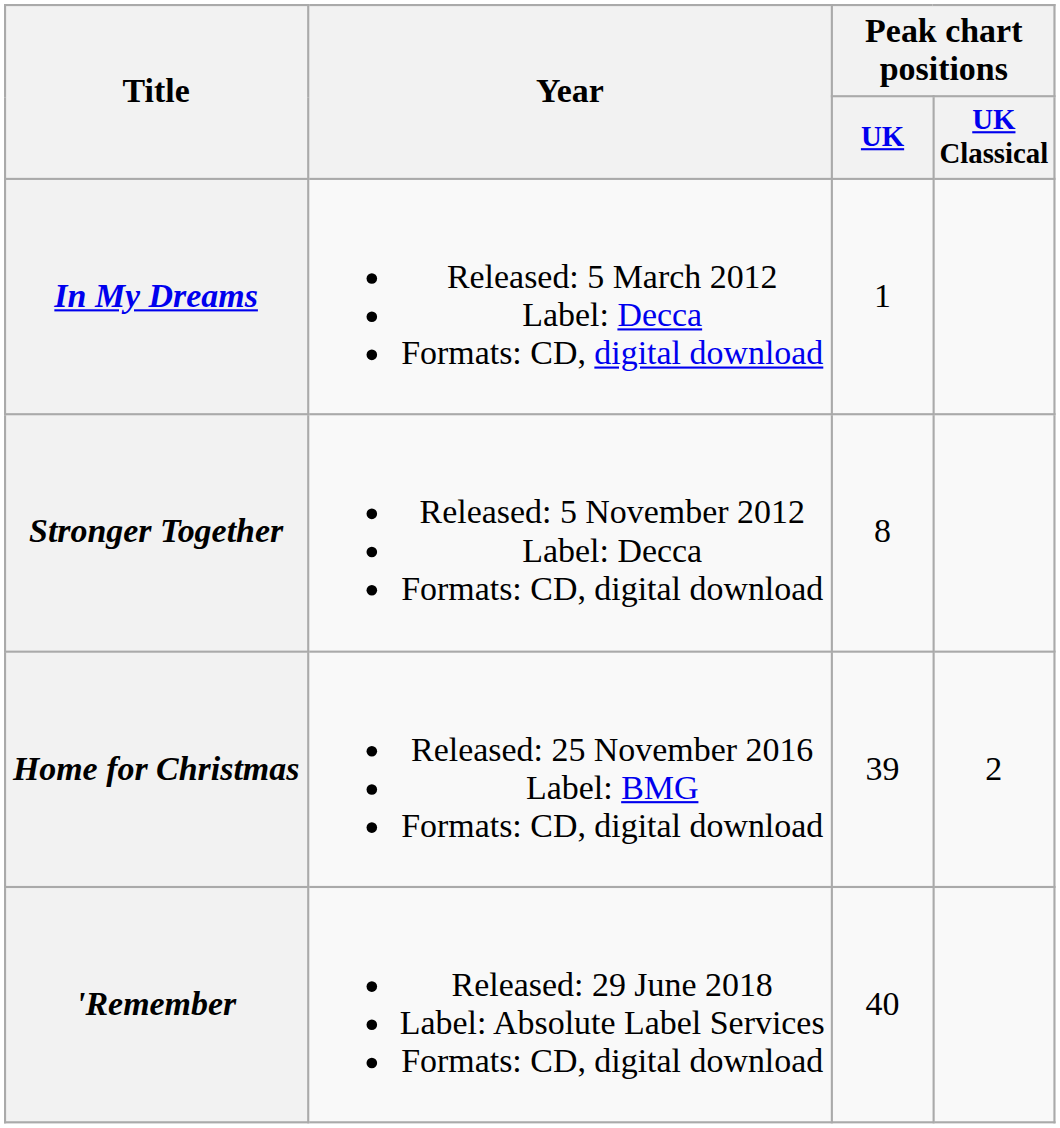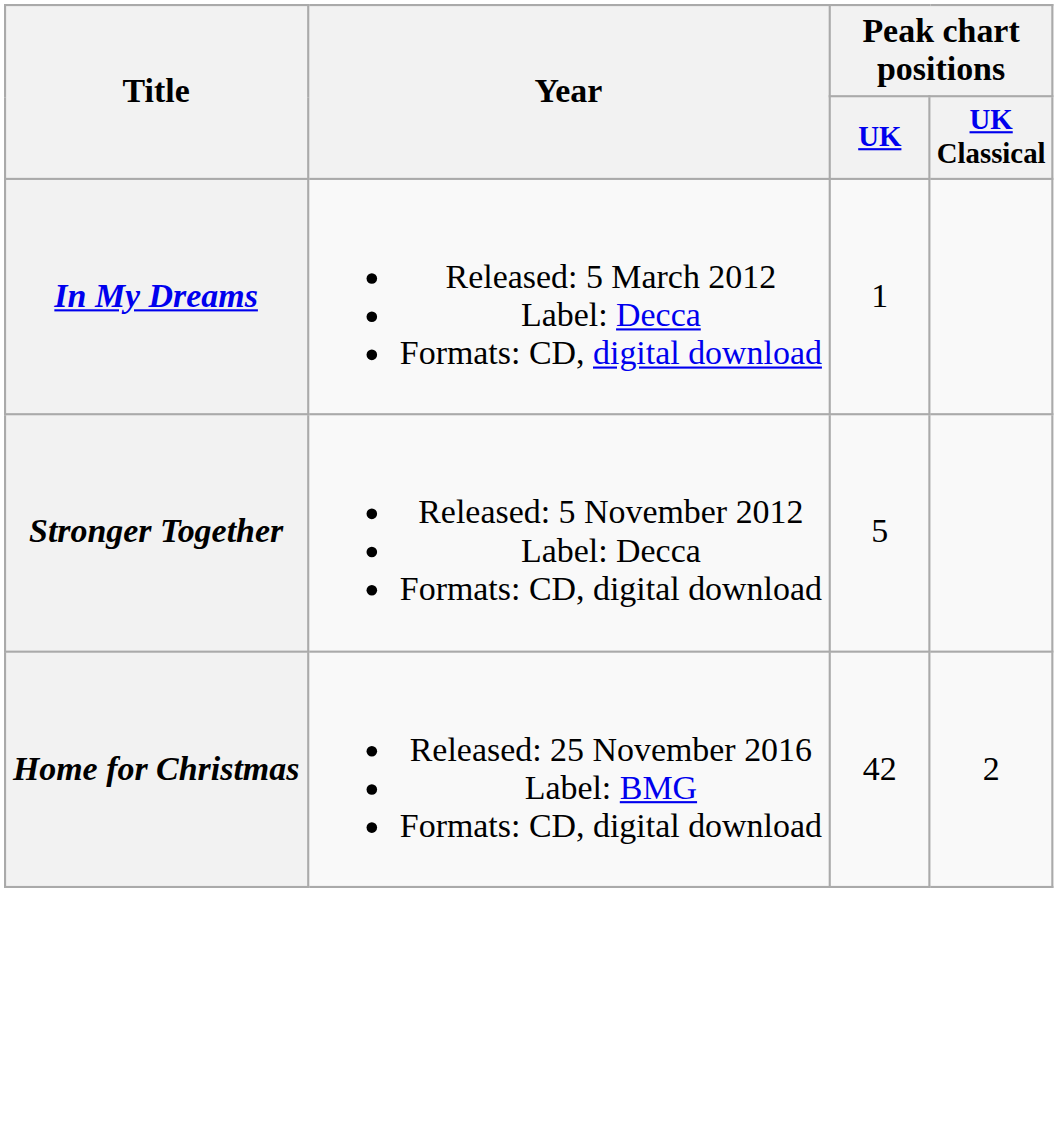(883, 532) 8 -> (880, 532) 5
(883, 768) 39 -> (880, 768) 42
- row: (156, 1004)
